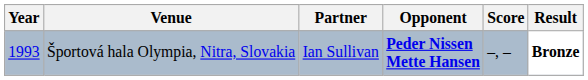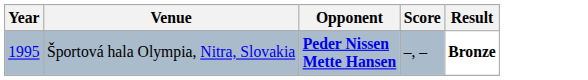- column: (341, 17)
(24, 52) 1993 -> (24, 52) 1995
